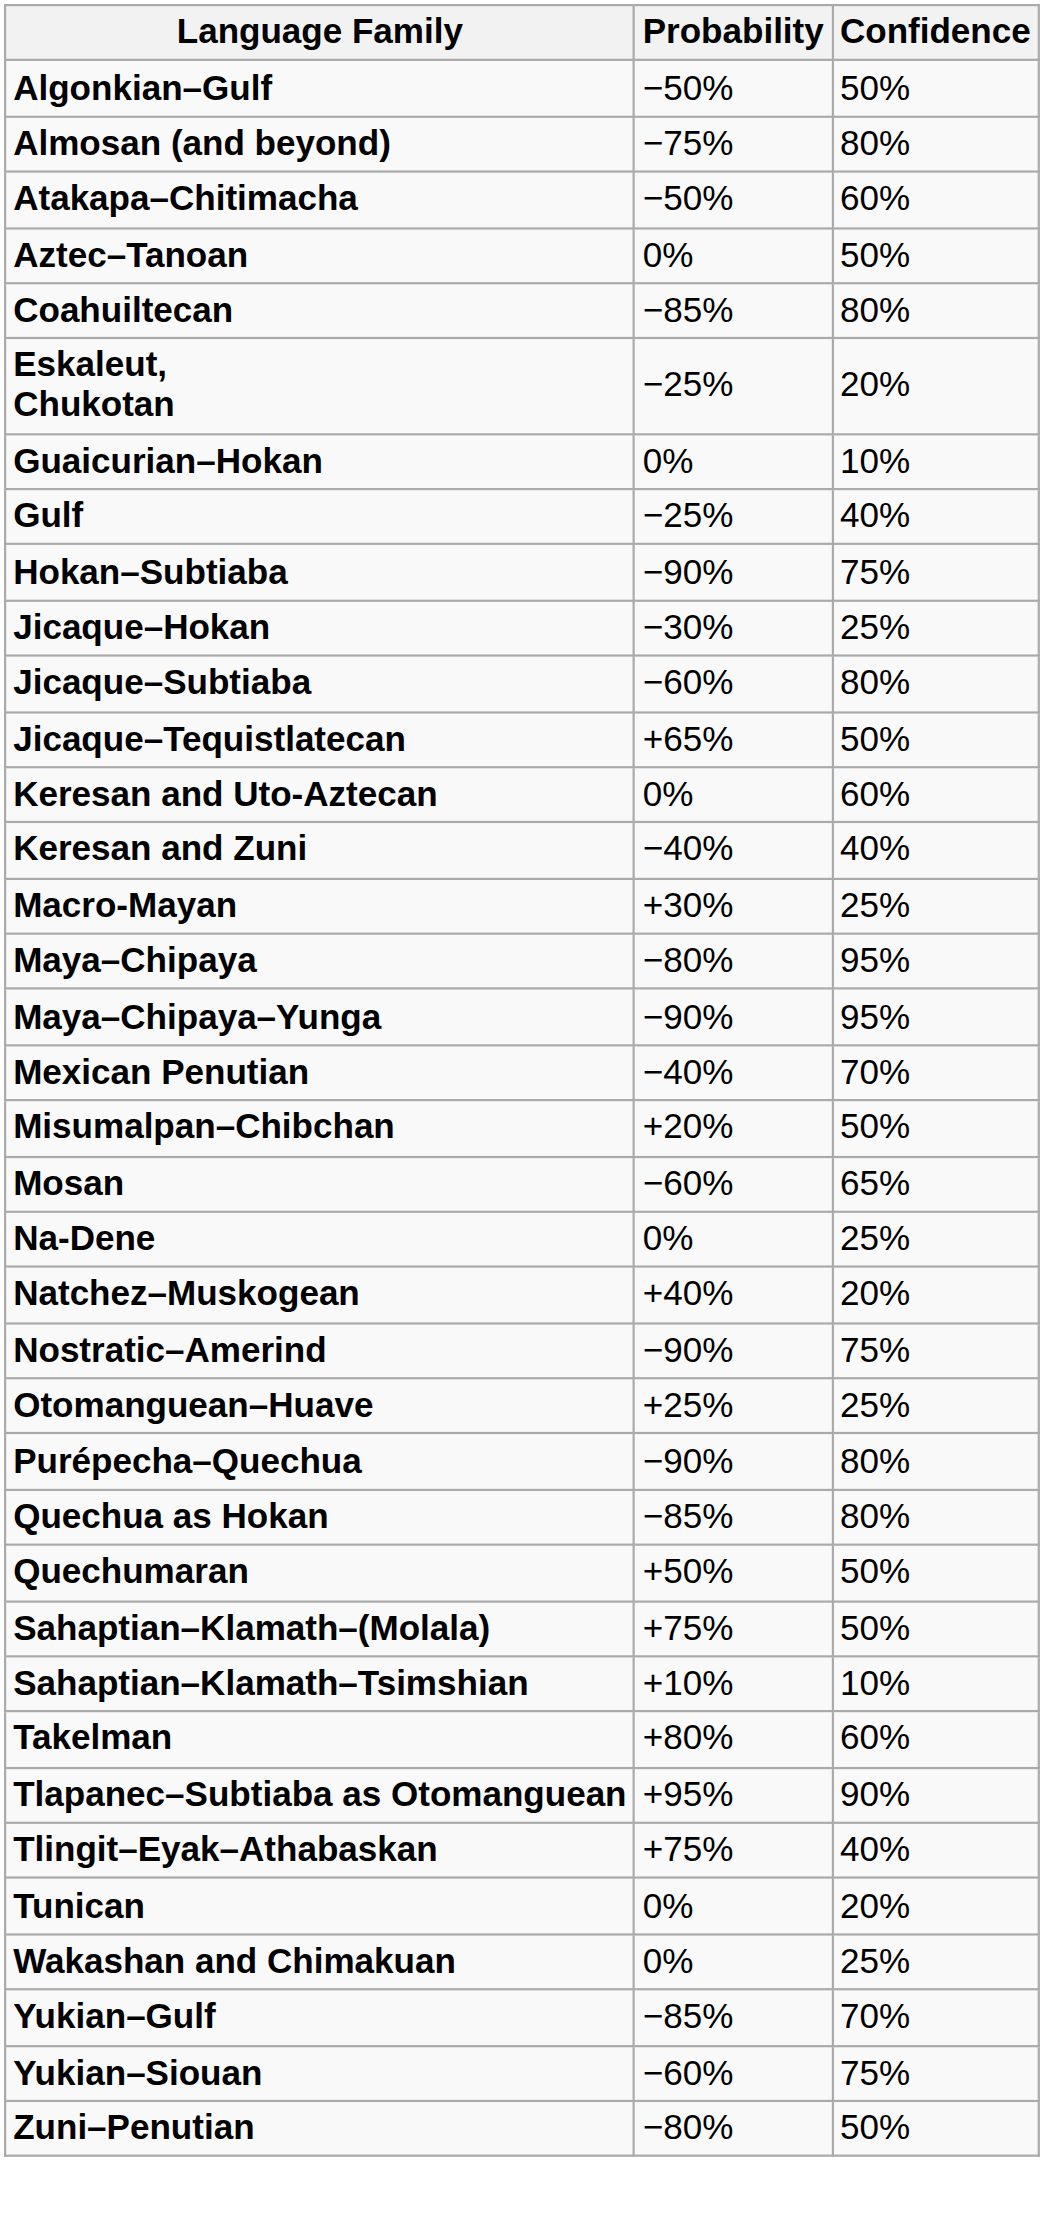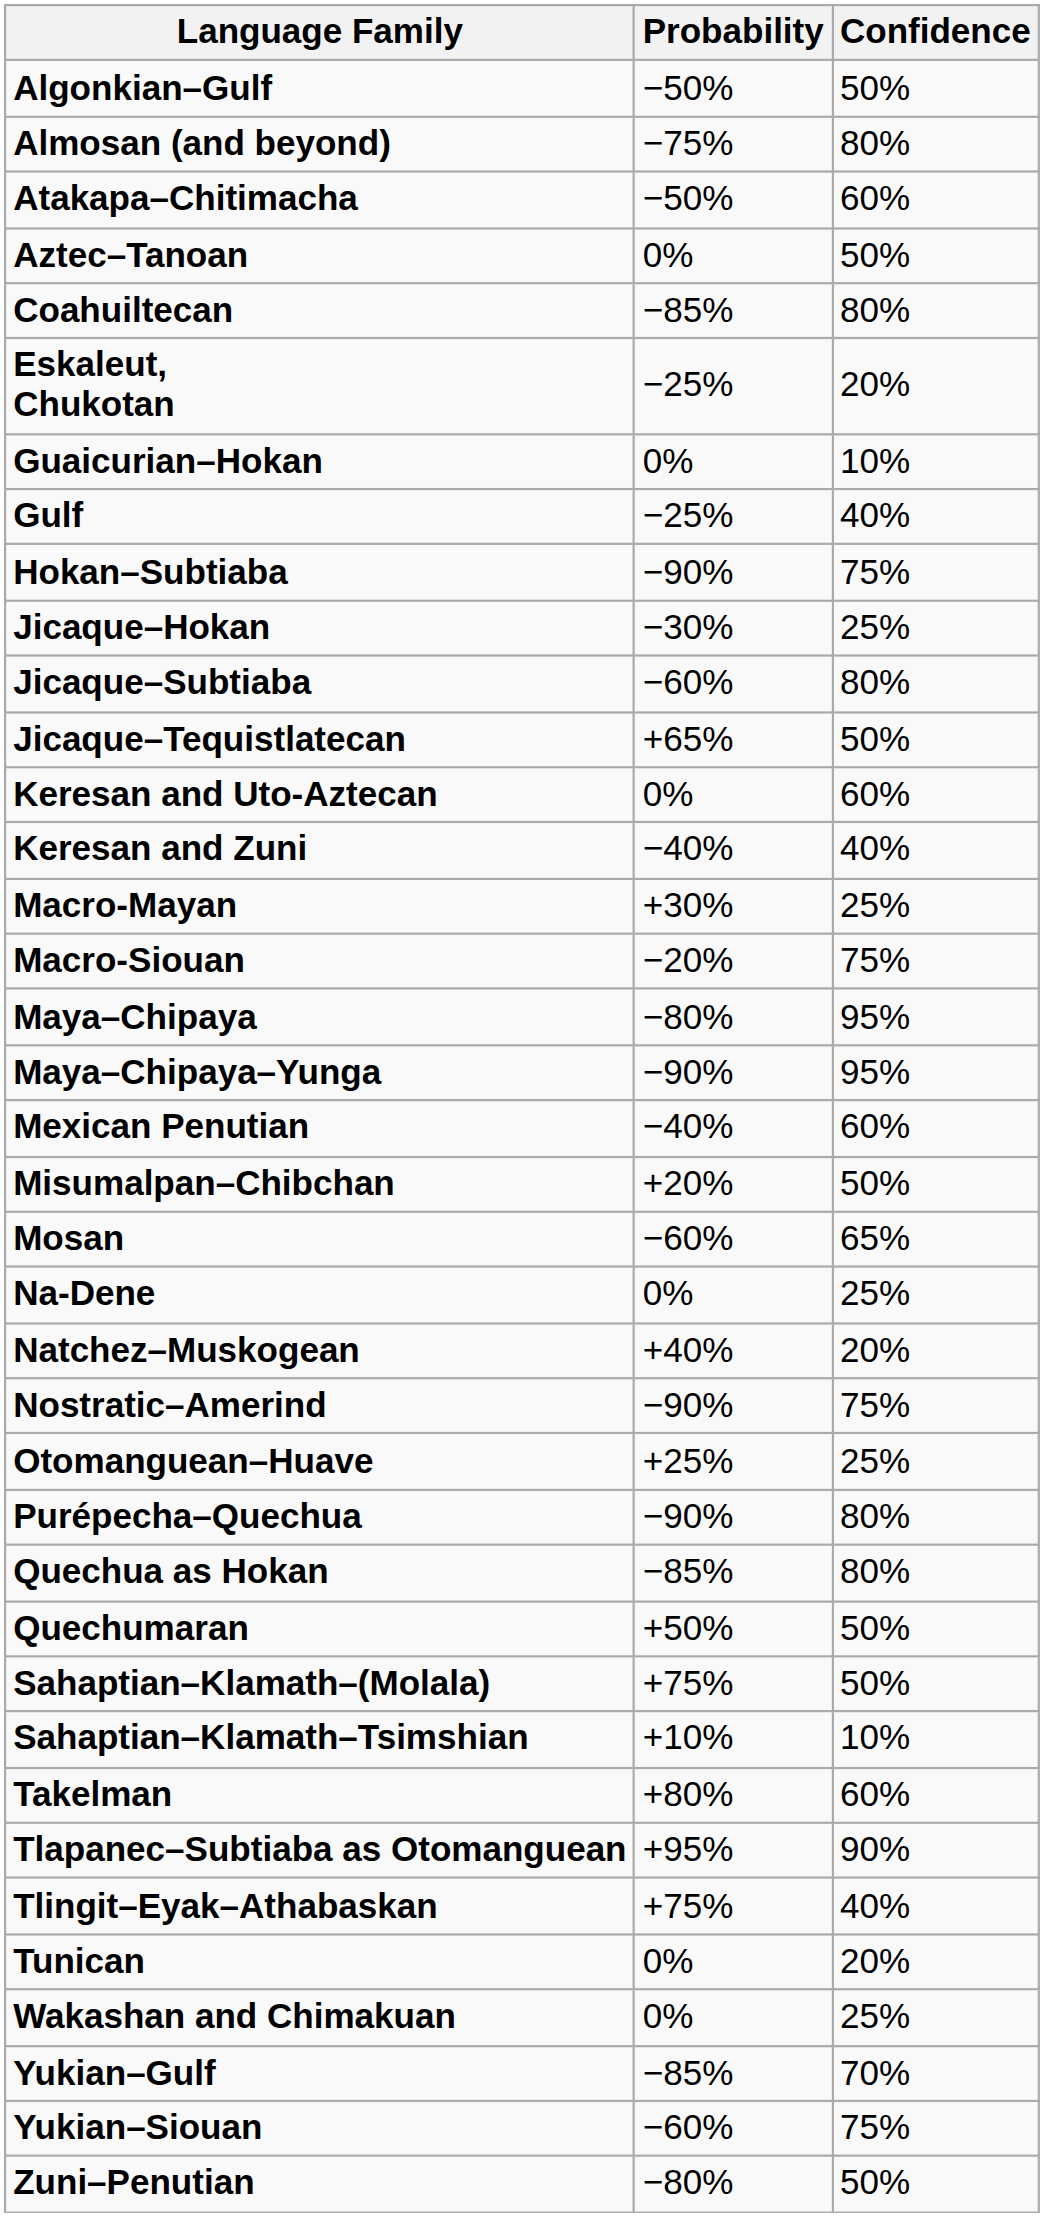+ row: (129, 960)
(875, 1071) 70% -> (875, 1127) 60%
